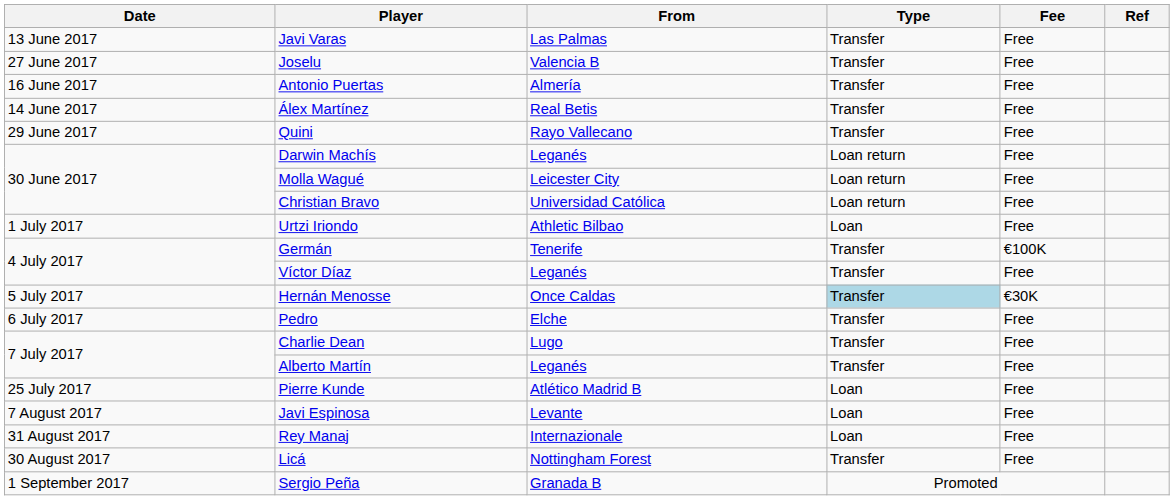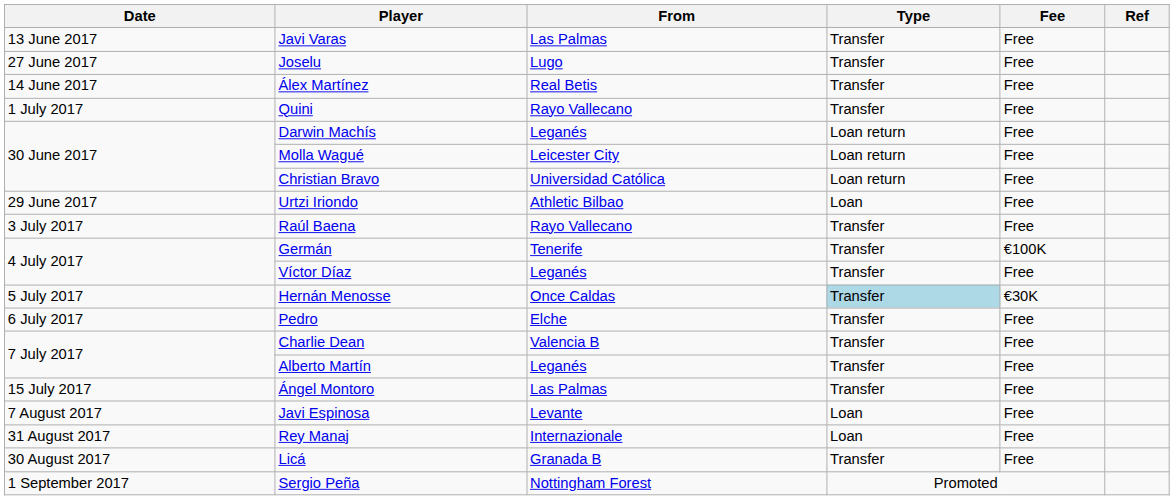(565, 62) Valencia B -> (546, 62) Lugo
- row: (331, 86)
(52, 132) 29 June 2017 -> (46, 109) 1 July 2017
(46, 226) 1 July 2017 -> (52, 202) 29 June 2017
+ row: (317, 226)
(546, 343) Lugo -> (565, 343) Valencia B
+ row: (326, 389)
- row: (321, 389)
(591, 459) Nottingham Forest -> (566, 459) Granada B
(566, 483) Granada B -> (591, 483) Nottingham Forest
